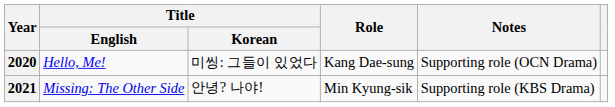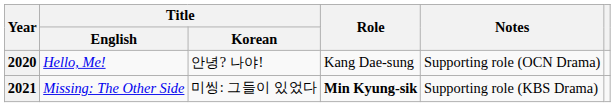(254, 62) 미씽: 그들이 있었다 -> (227, 62) 안녕? 나야!
(227, 88) 안녕? 나야! -> (254, 88) 미씽: 그들이 있었다
(368, 88) normal -> (371, 88) bold
